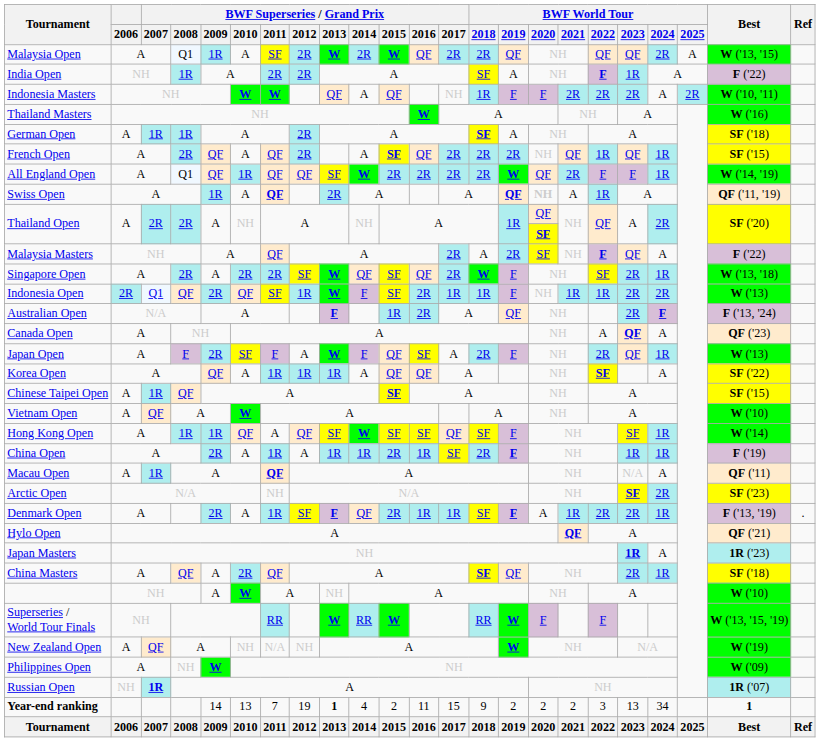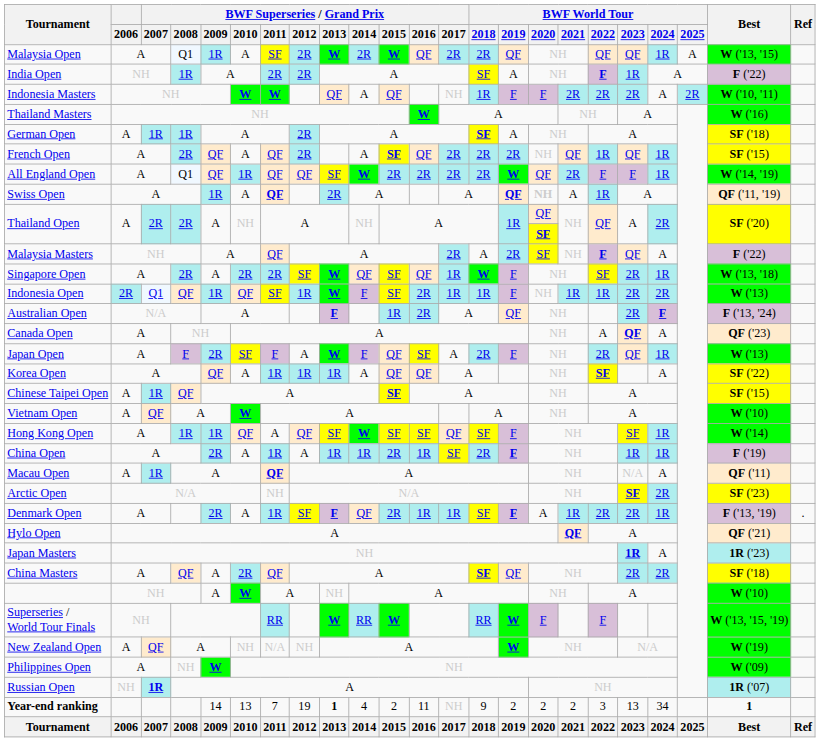(663, 54) 2R -> (663, 54) 1R
(454, 274) 2R -> (454, 274) 1R
(216, 294) 2R -> (216, 294) 1R
(663, 573) 1R -> (663, 573) 2R
(454, 707) 15 -> (454, 707) NH
